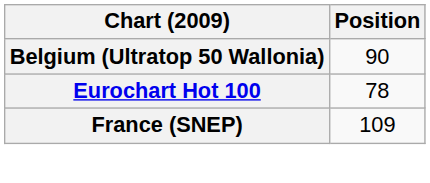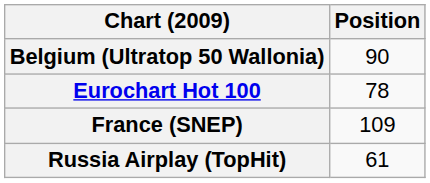+ row: (167, 159)
